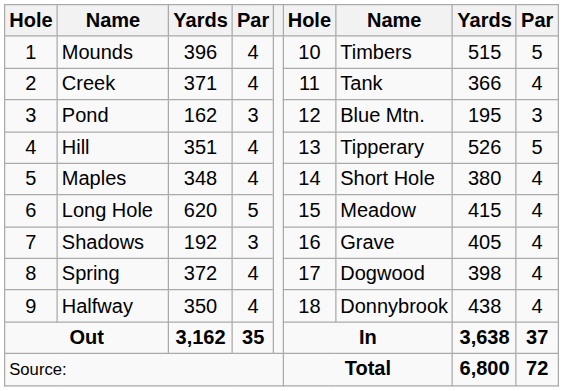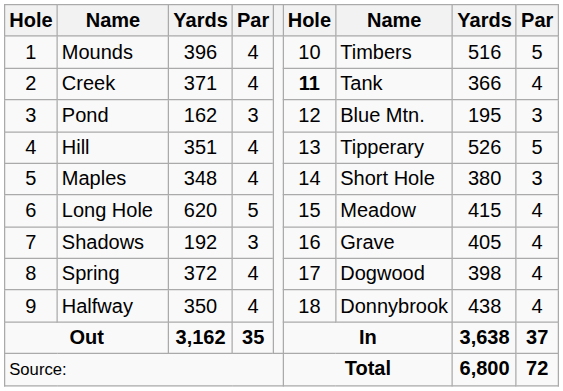(485, 52) 515 -> (485, 52) 516
(309, 83) normal -> (309, 83) bold
(537, 178) 4 -> (537, 178) 3
